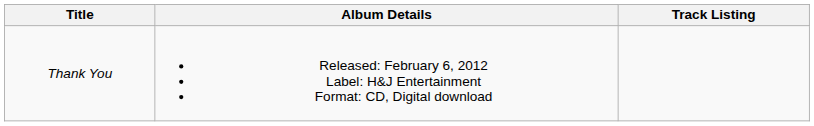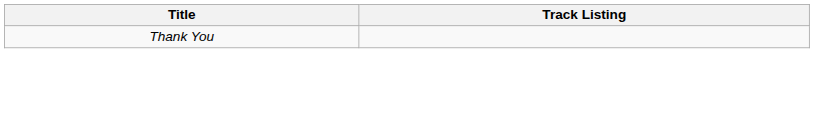- column: (387, 15)
